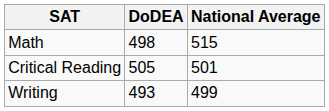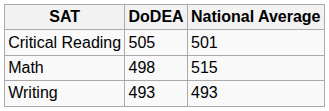rows swapped: (65, 67) <-> (26, 42)
(204, 93) 499 -> (204, 93) 493
